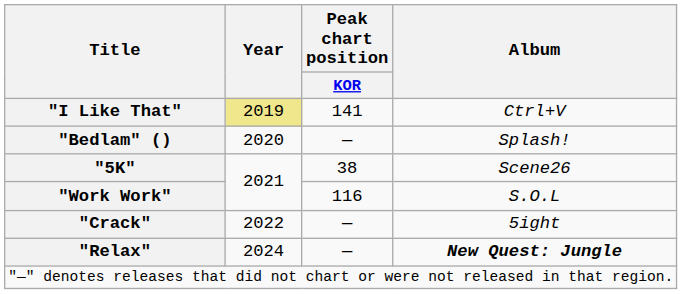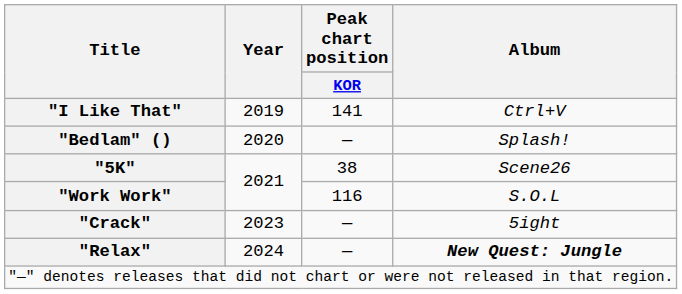(264, 112) khaki background -> (264, 112) no background
(264, 224) 2022 -> (264, 224) 2023
